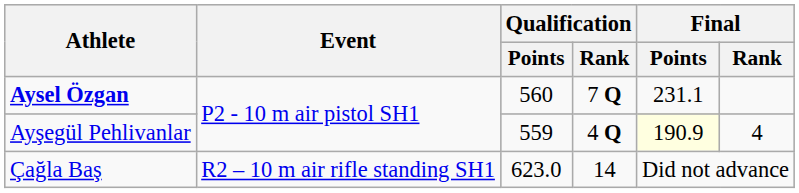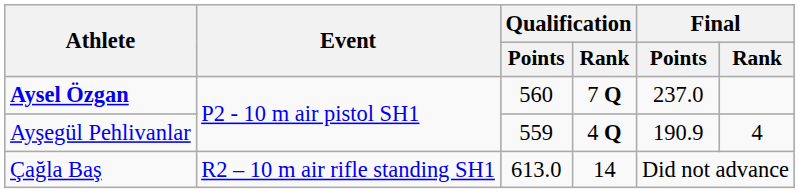(678, 95) 231.1 -> (678, 95) 237.0
(678, 132) lightyellow background -> (678, 132) no background
(536, 169) 623.0 -> (536, 169) 613.0
